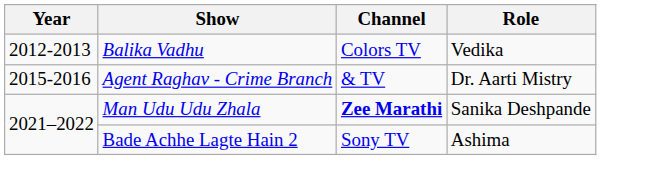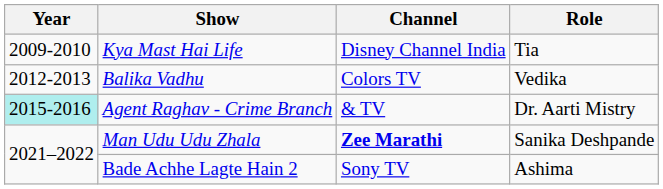+ row: (173, 49)
(50, 79) no background -> (50, 109) paleturquoise background
